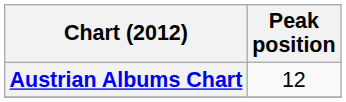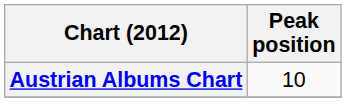(294, 79) 12 -> (294, 79) 10
